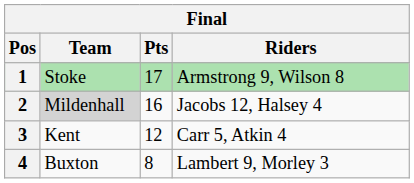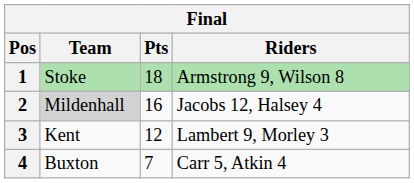(153, 76) 17 -> (153, 76) 18
(232, 134) Carr 5, Atkin 4 -> (253, 134) Lambert 9, Morley 3
(149, 163) 8 -> (149, 163) 7
(253, 163) Lambert 9, Morley 3 -> (232, 163) Carr 5, Atkin 4
